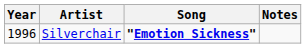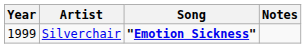(22, 34) 1996 -> (22, 34) 1999
